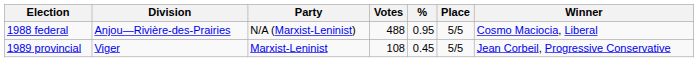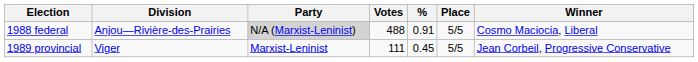(303, 30) no background -> (303, 30) lightgrey background
(423, 30) 0.95 -> (423, 30) 0.91
(396, 48) 108 -> (397, 48) 111
